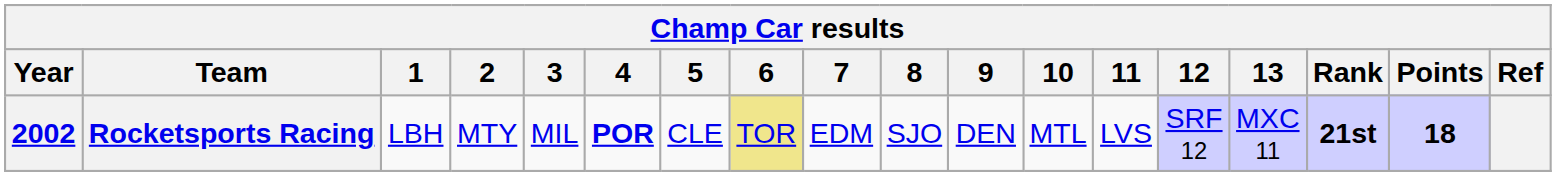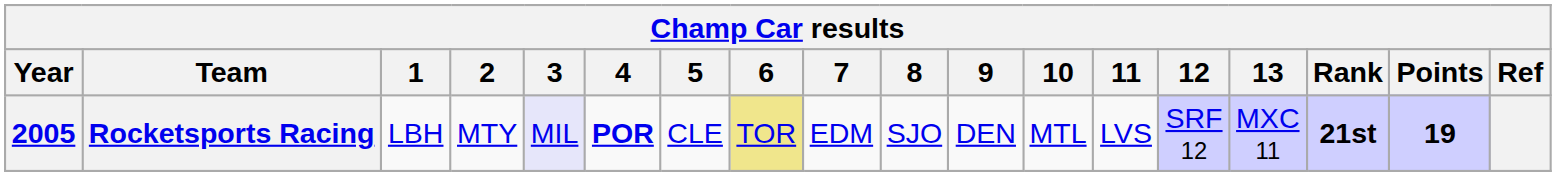(44, 133) 2002 -> (44, 133) 2005
(555, 133) no background -> (555, 133) lavender background
(1440, 133) 18 -> (1440, 133) 19
